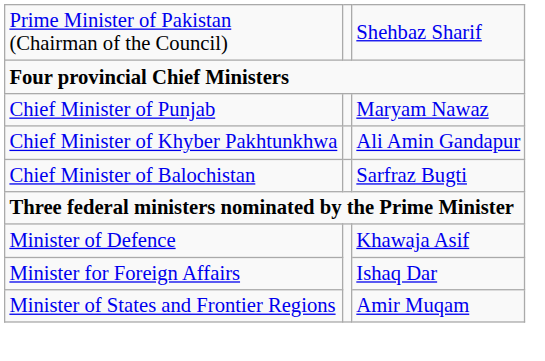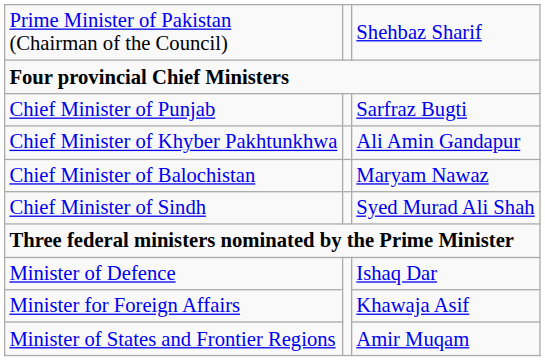(423, 109) Maryam Nawaz -> (412, 109) Sarfraz Bugti
(412, 175) Sarfraz Bugti -> (423, 175) Maryam Nawaz
+ row: (108, 207)
(413, 240) Khawaja Asif -> (397, 273) Ishaq Dar
(397, 273) Ishaq Dar -> (413, 305) Khawaja Asif
